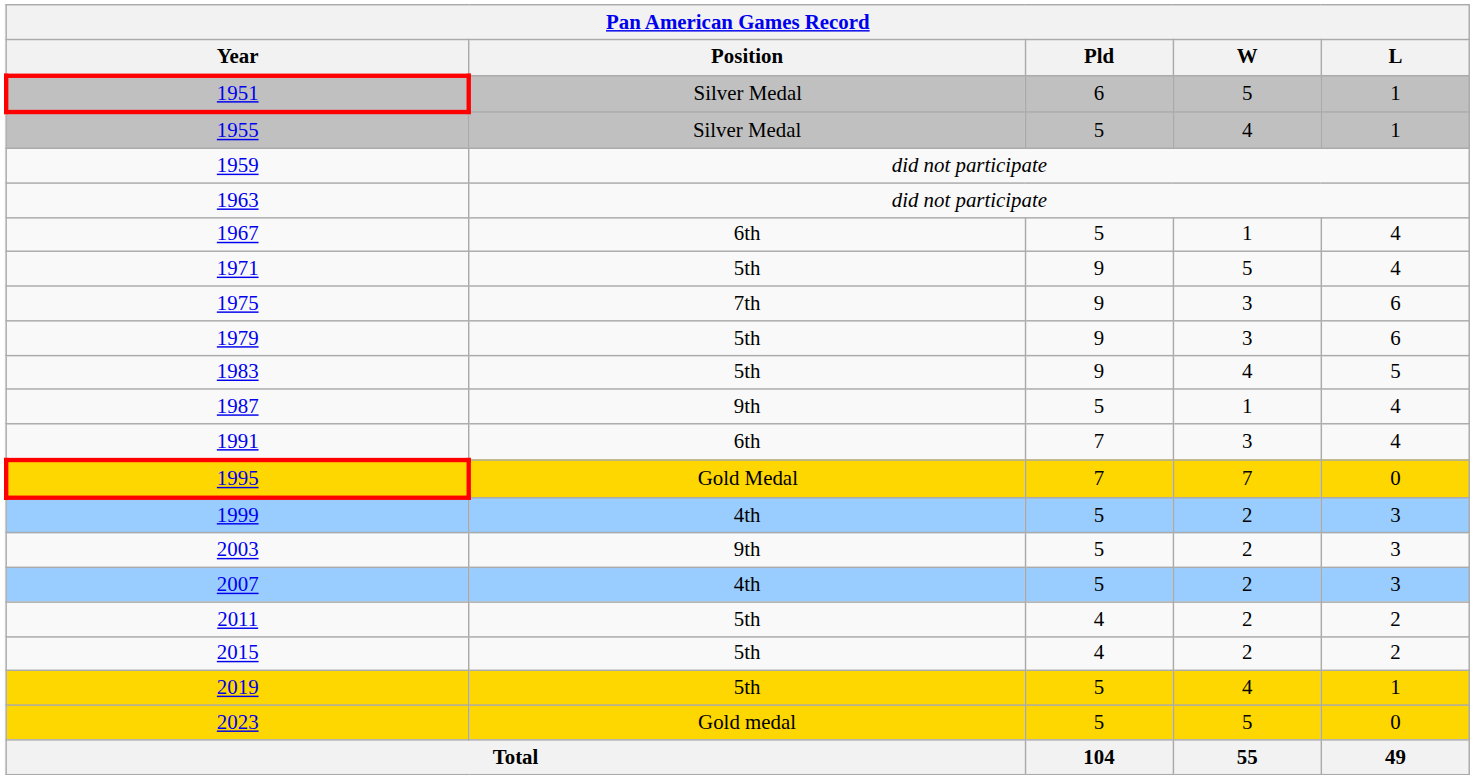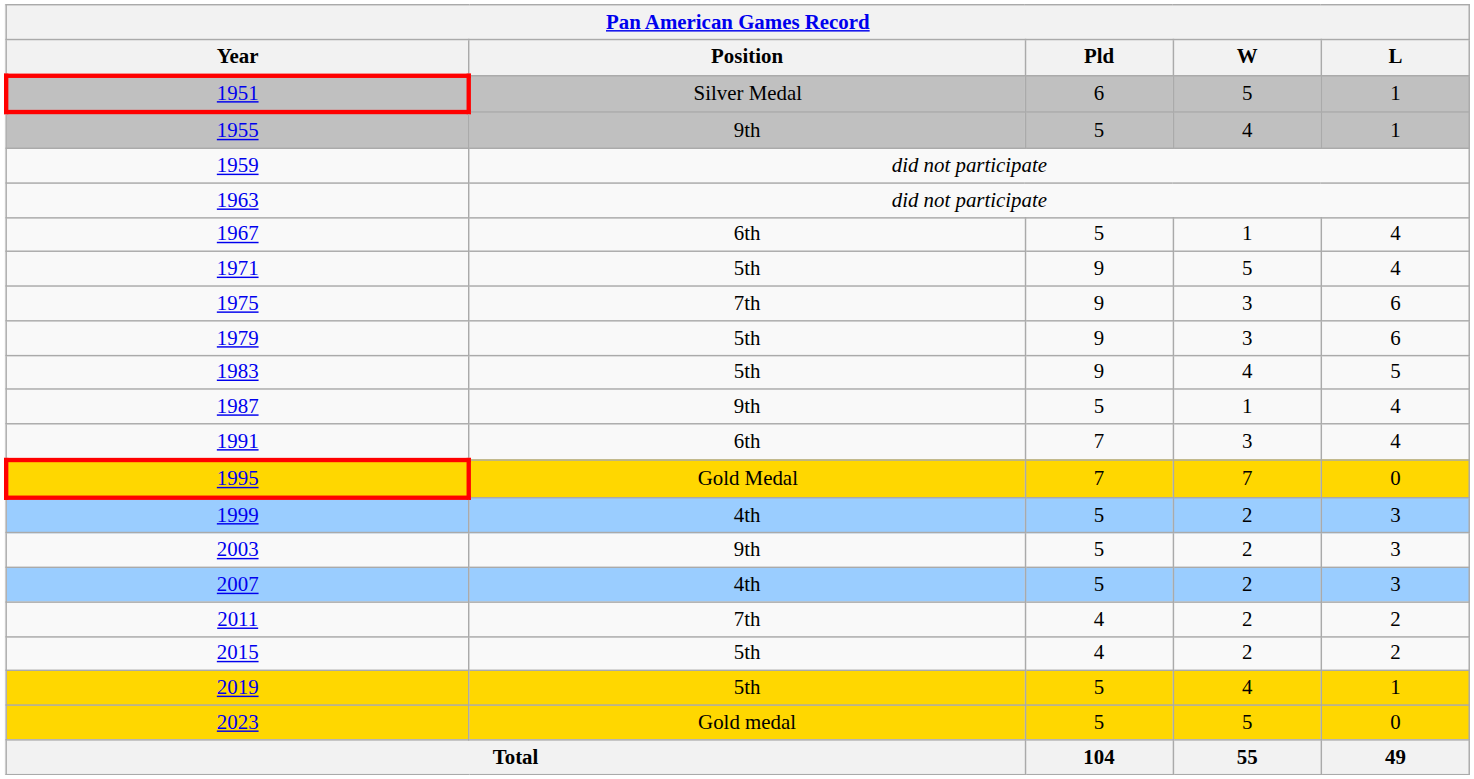(747, 130) Silver Medal -> (747, 130) 9th
(747, 619) 5th -> (747, 619) 7th
